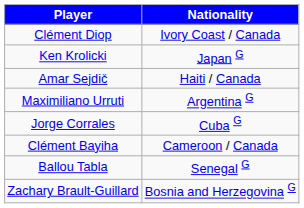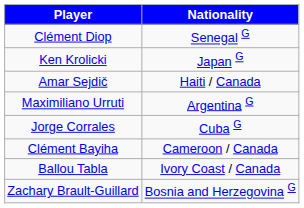(220, 34) Ivory Coast / Canada -> (220, 36) Senegal G
(220, 167) Senegal G -> (220, 168) Ivory Coast / Canada
